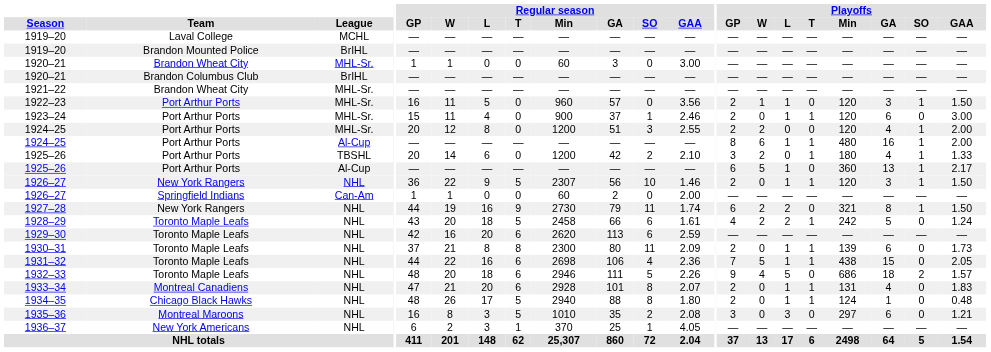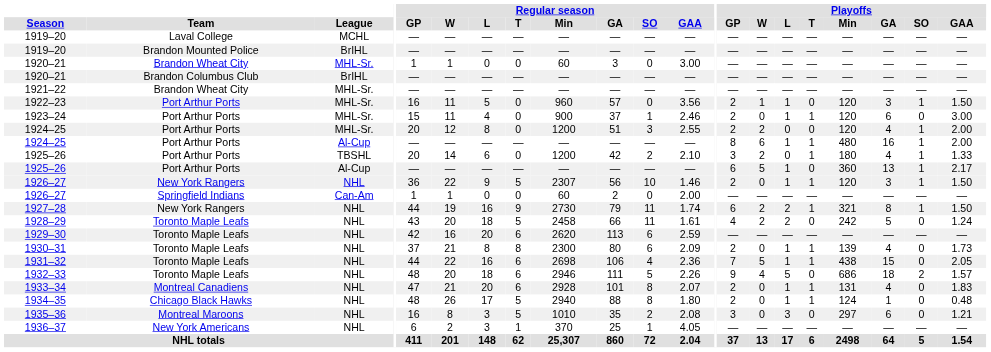(812, 208) 0 -> (812, 208) 1
(650, 221) 6 -> (650, 221) 11
(812, 221) 1 -> (812, 221) 0
(650, 248) 11 -> (650, 248) 6
(888, 248) 6 -> (888, 248) 4
